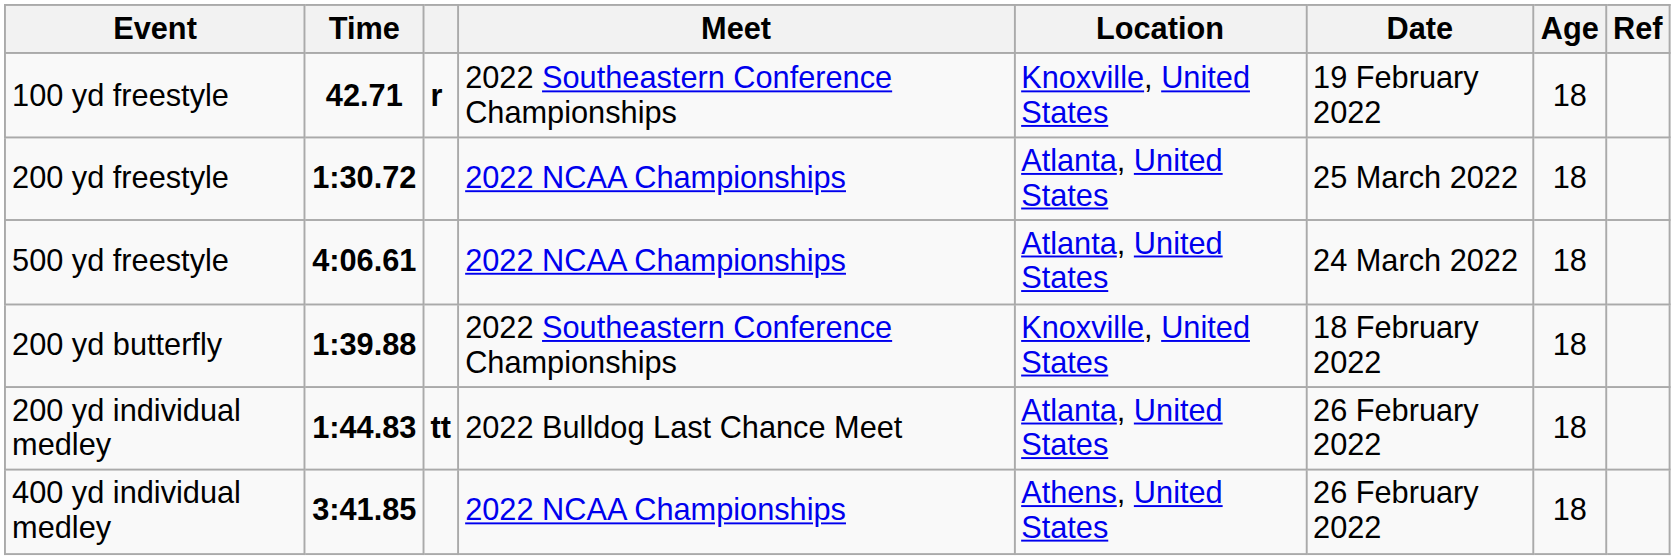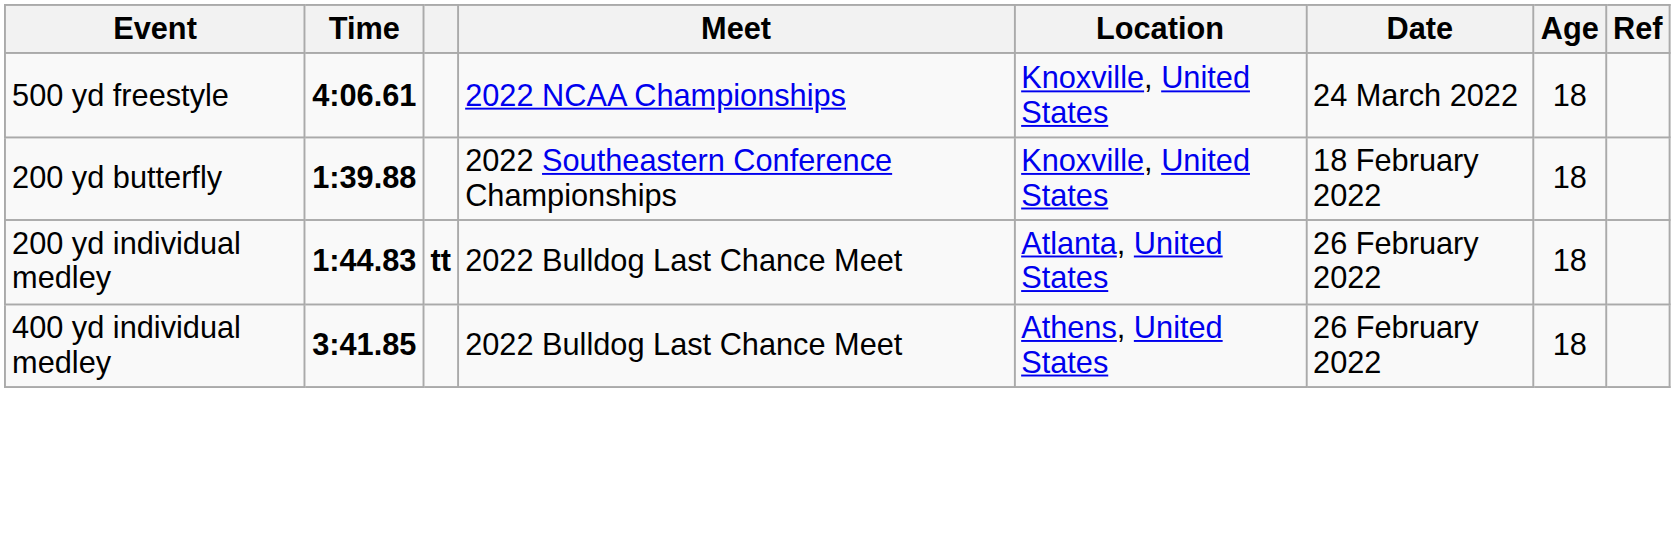- row: (120, 94)
- row: (120, 178)
(1122, 261) Atlanta, United States -> (1136, 94) Knoxville, United States
(656, 511) 2022 NCAA Championships -> (684, 344) 2022 Bulldog Last Chance Meet
